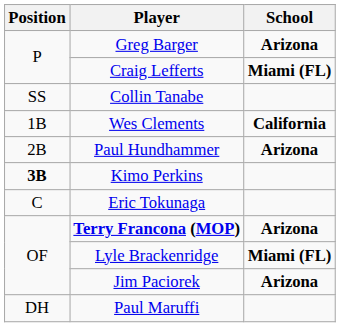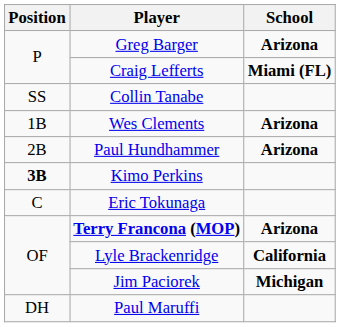(290, 123) California -> (290, 123) Arizona
(290, 255) Miami (FL) -> (290, 255) California
(290, 281) Arizona -> (290, 281) Michigan
